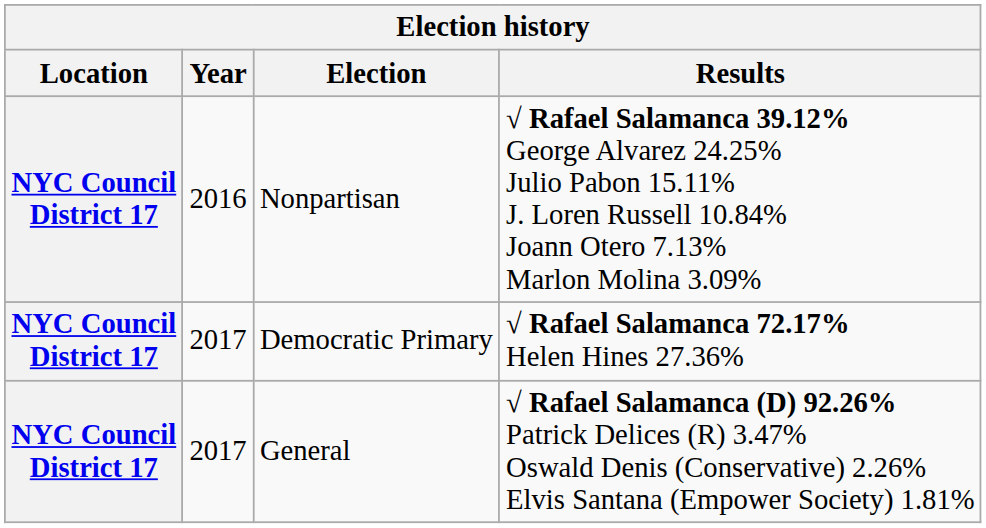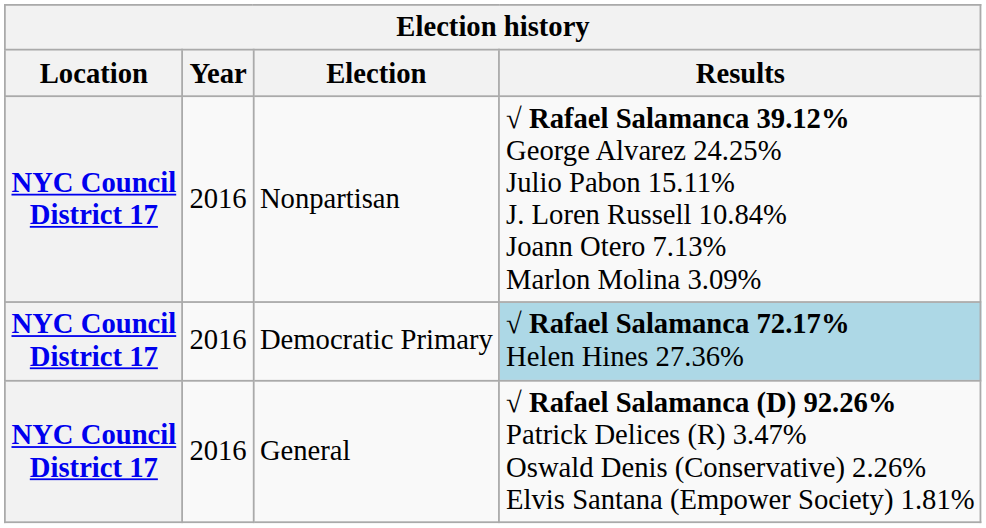(218, 340) 2017 -> (218, 340) 2016
(678, 340) no background -> (678, 340) lightblue background
(218, 450) 2017 -> (218, 450) 2016
